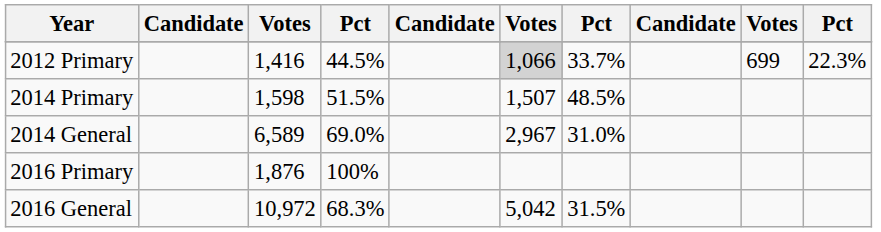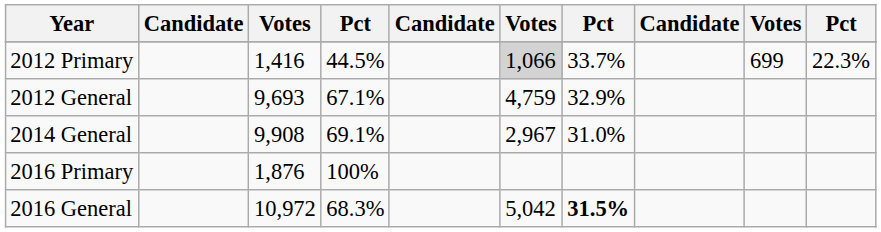+ row: (71, 97)
- row: (72, 97)
(279, 134) 6,589 -> (279, 134) 9,908
(355, 134) 69.0% -> (355, 134) 69.1%
(596, 208) normal -> (598, 208) bold
